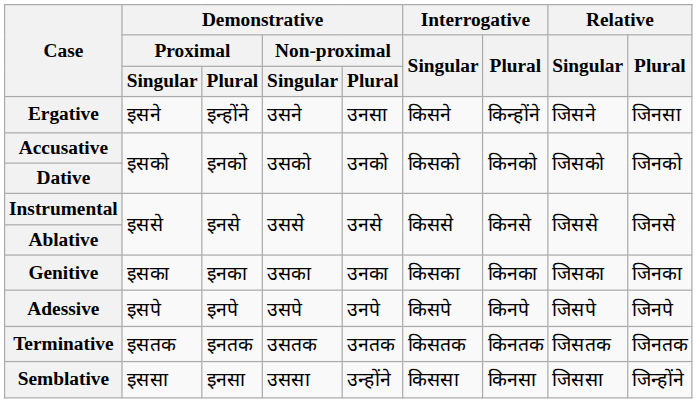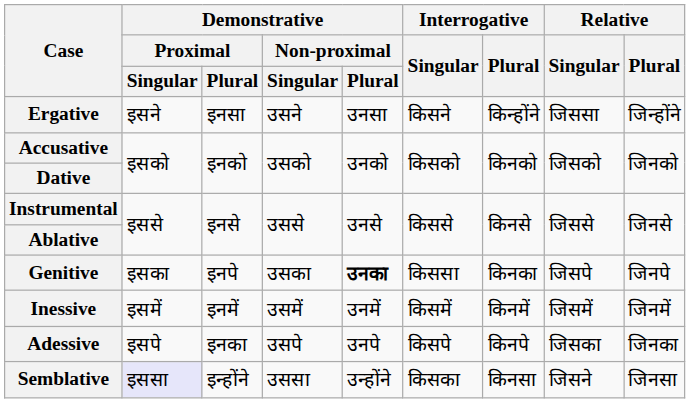(228, 115) इन्होंने -> (226, 115) इनसा
(574, 115) जिसने -> (574, 115) जिससा
(656, 115) जिनसा -> (654, 115) जिन्होंने
(227, 273) इनका -> (222, 273) इनपे
(368, 273) normal -> (368, 273) bold
(434, 273) किसका -> (433, 273) किससा
(578, 273) जिसका -> (570, 273) जिसपे
(657, 273) जिनका -> (649, 273) जिनपे
+ row: (63, 308)
(222, 309) इनपे -> (227, 345) इनका
(574, 309) जिसपे -> (575, 345) जिसका
(653, 309) जिनपे -> (653, 345) जिनका
- row: (63, 343)
(147, 380) no background -> (147, 380) lavender background
(226, 380) इनसा -> (228, 380) इन्होंने
(433, 380) किससा -> (434, 380) किसका
(578, 380) जिससा -> (570, 380) जिसने
(658, 380) जिन्होंने -> (653, 380) जिनसा
